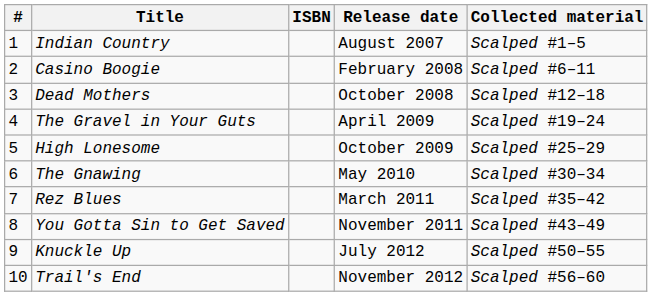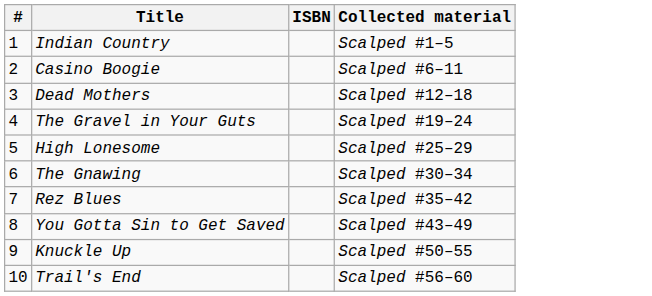- column: (401, 18)
